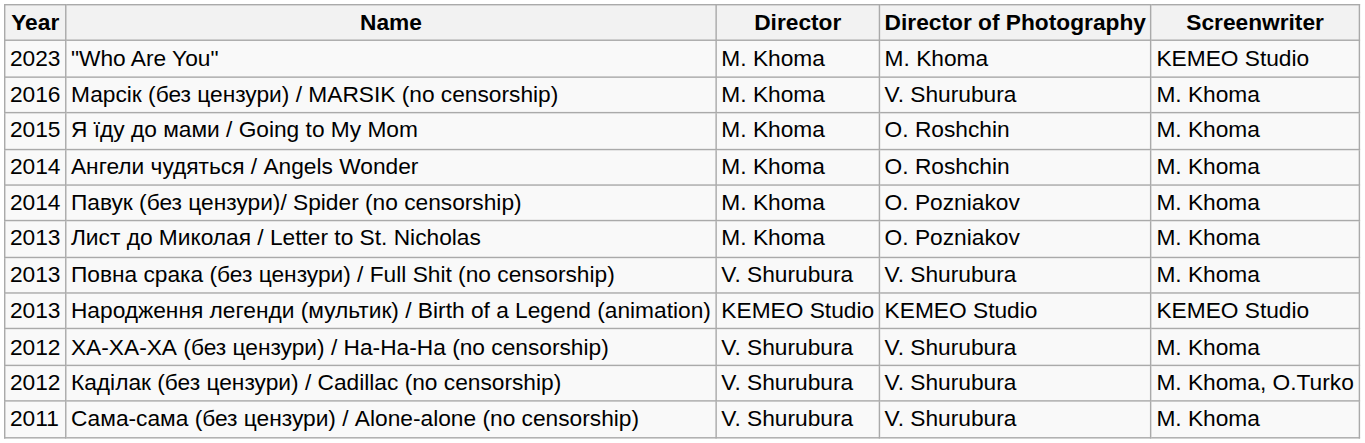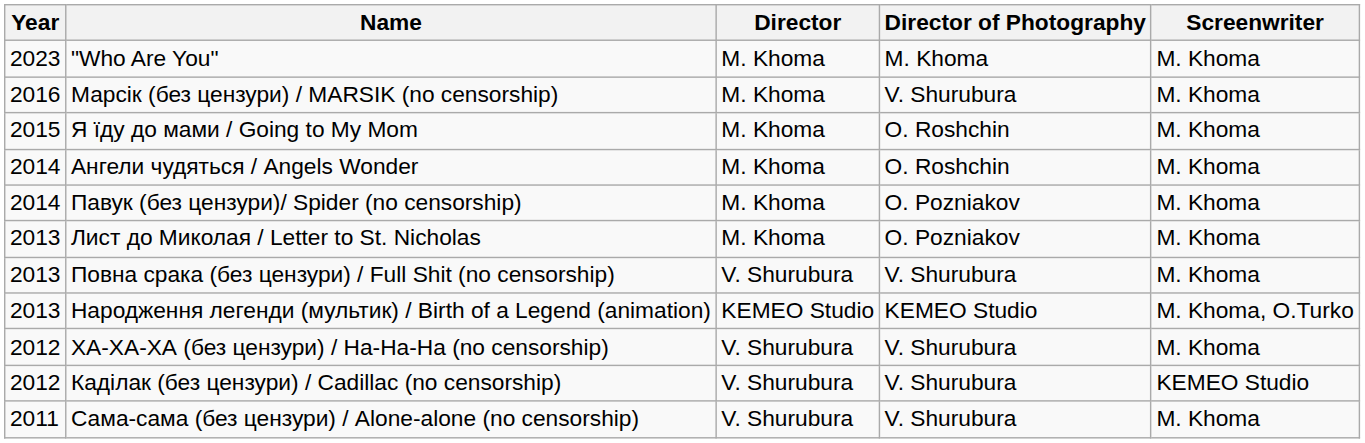(1233, 58) KEMEO Studio -> (1208, 58) M. Khoma
(1233, 310) KEMEO Studio -> (1255, 310) M. Khoma, О.Turko
(1255, 382) M. Khoma, О.Turko -> (1233, 382) KEMEO Studio
